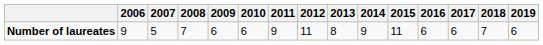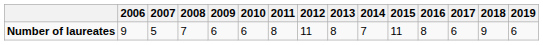(274, 31) 9 -> (274, 31) 8
(364, 31) 9 -> (364, 31) 7
(424, 31) 6 -> (424, 31) 8
(484, 31) 7 -> (484, 31) 9
